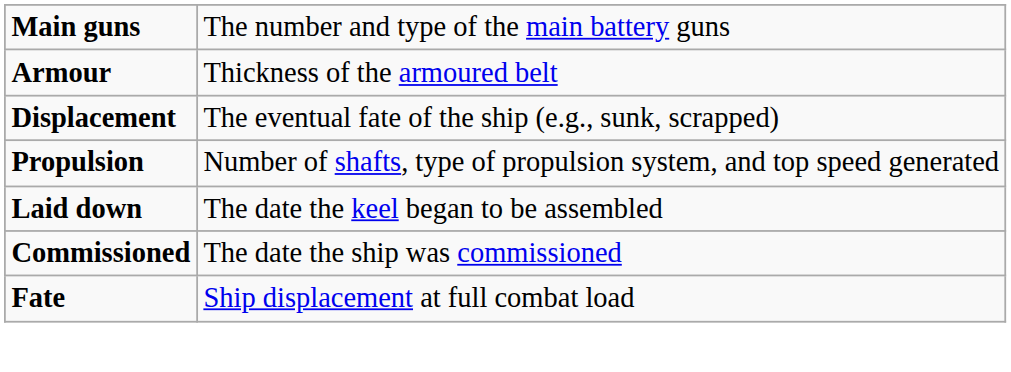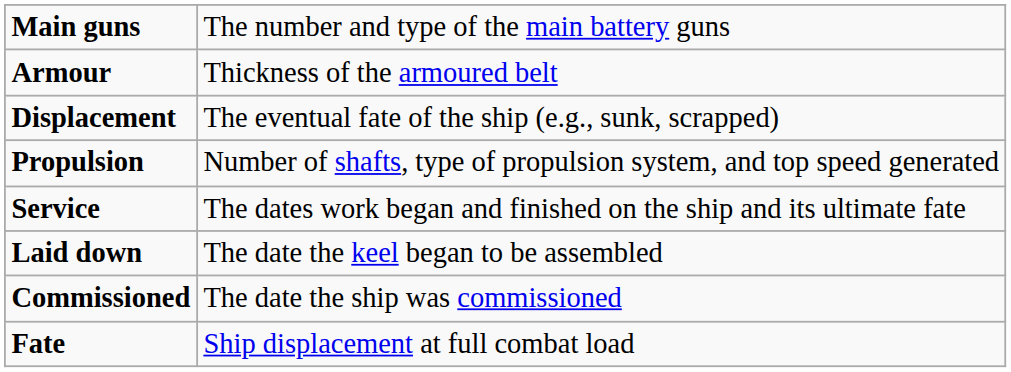+ row: (56, 207)
